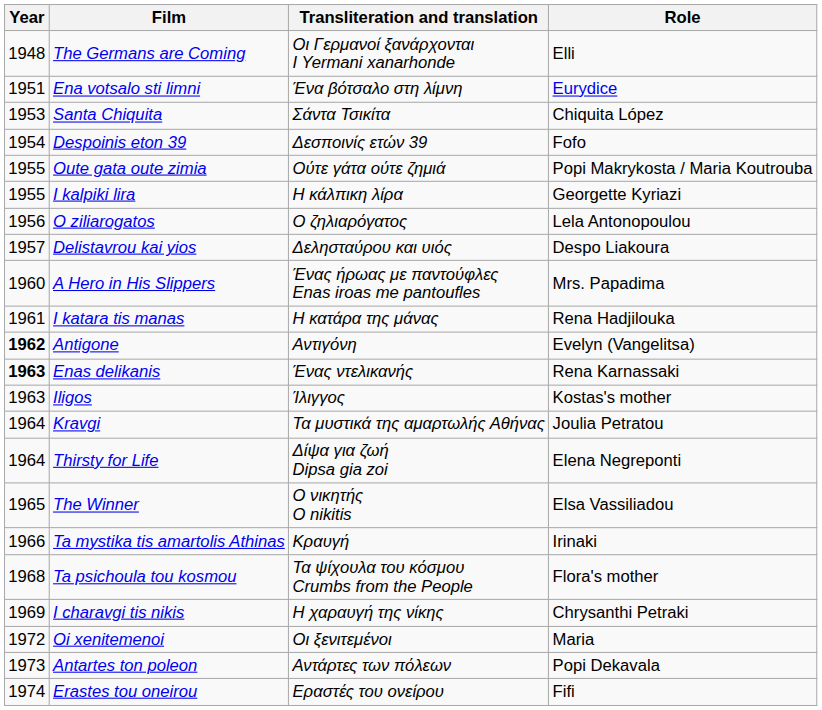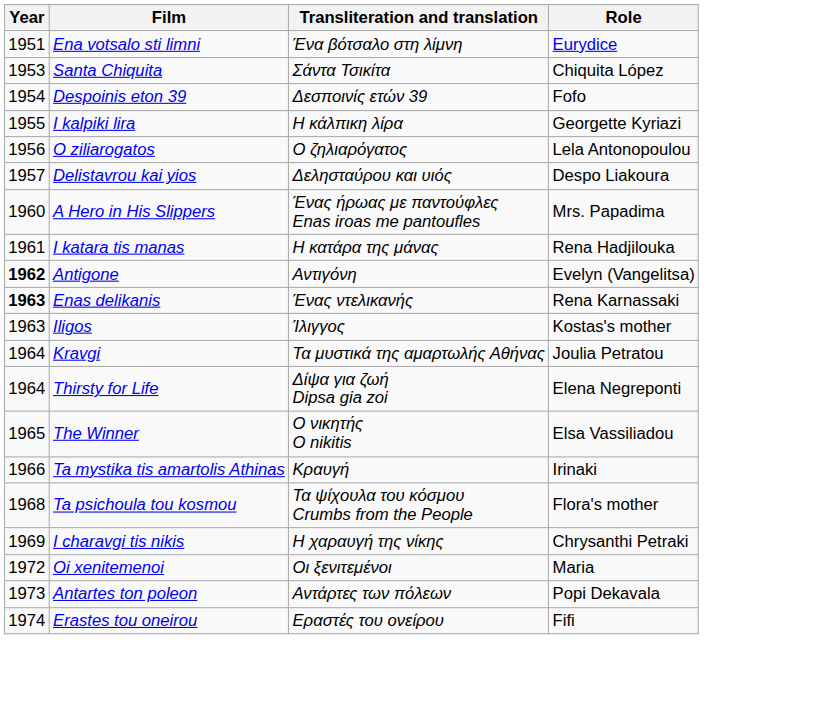- row: (149, 53)
- row: (130, 168)
